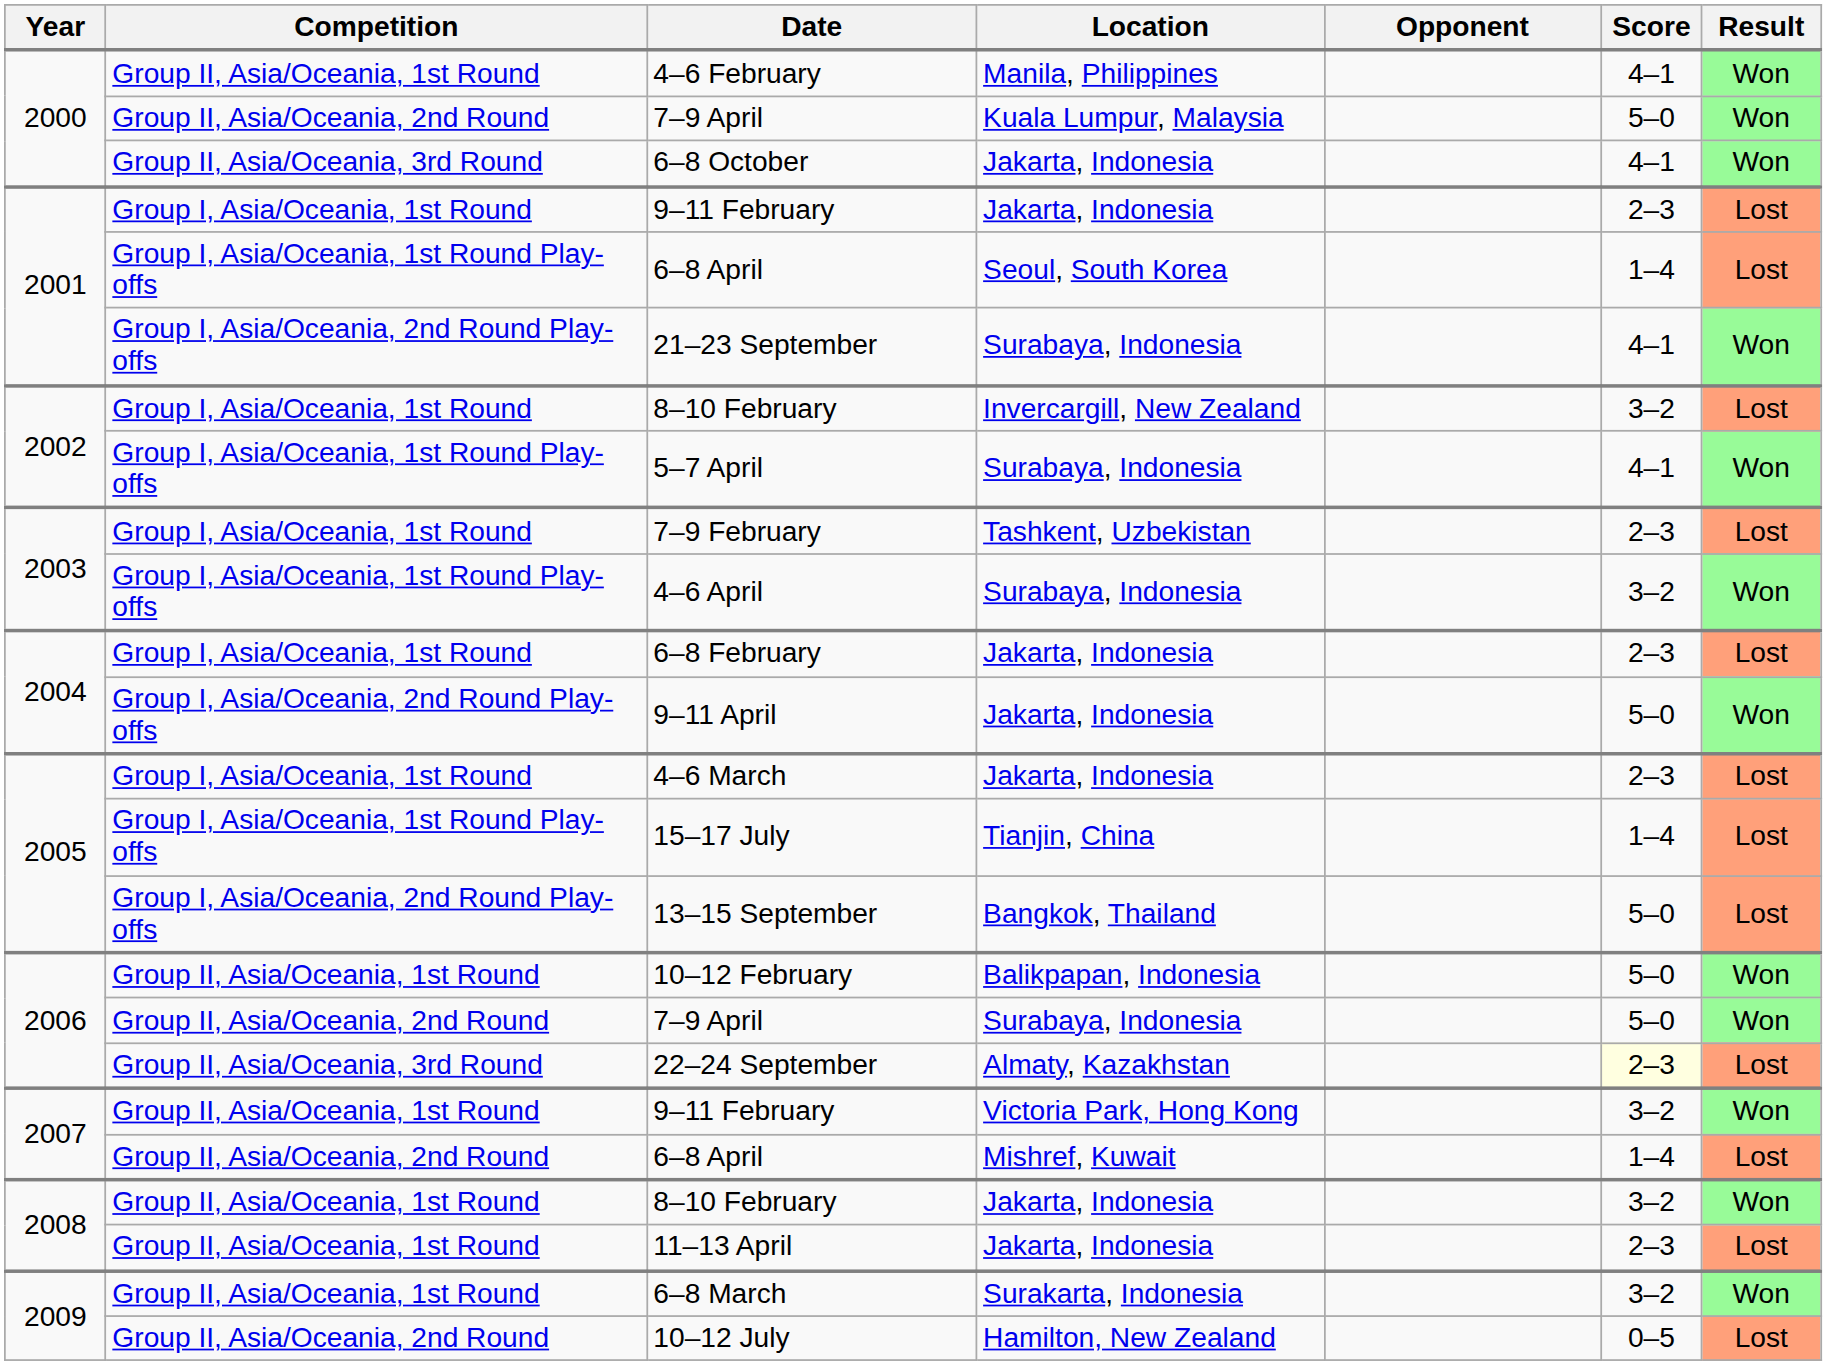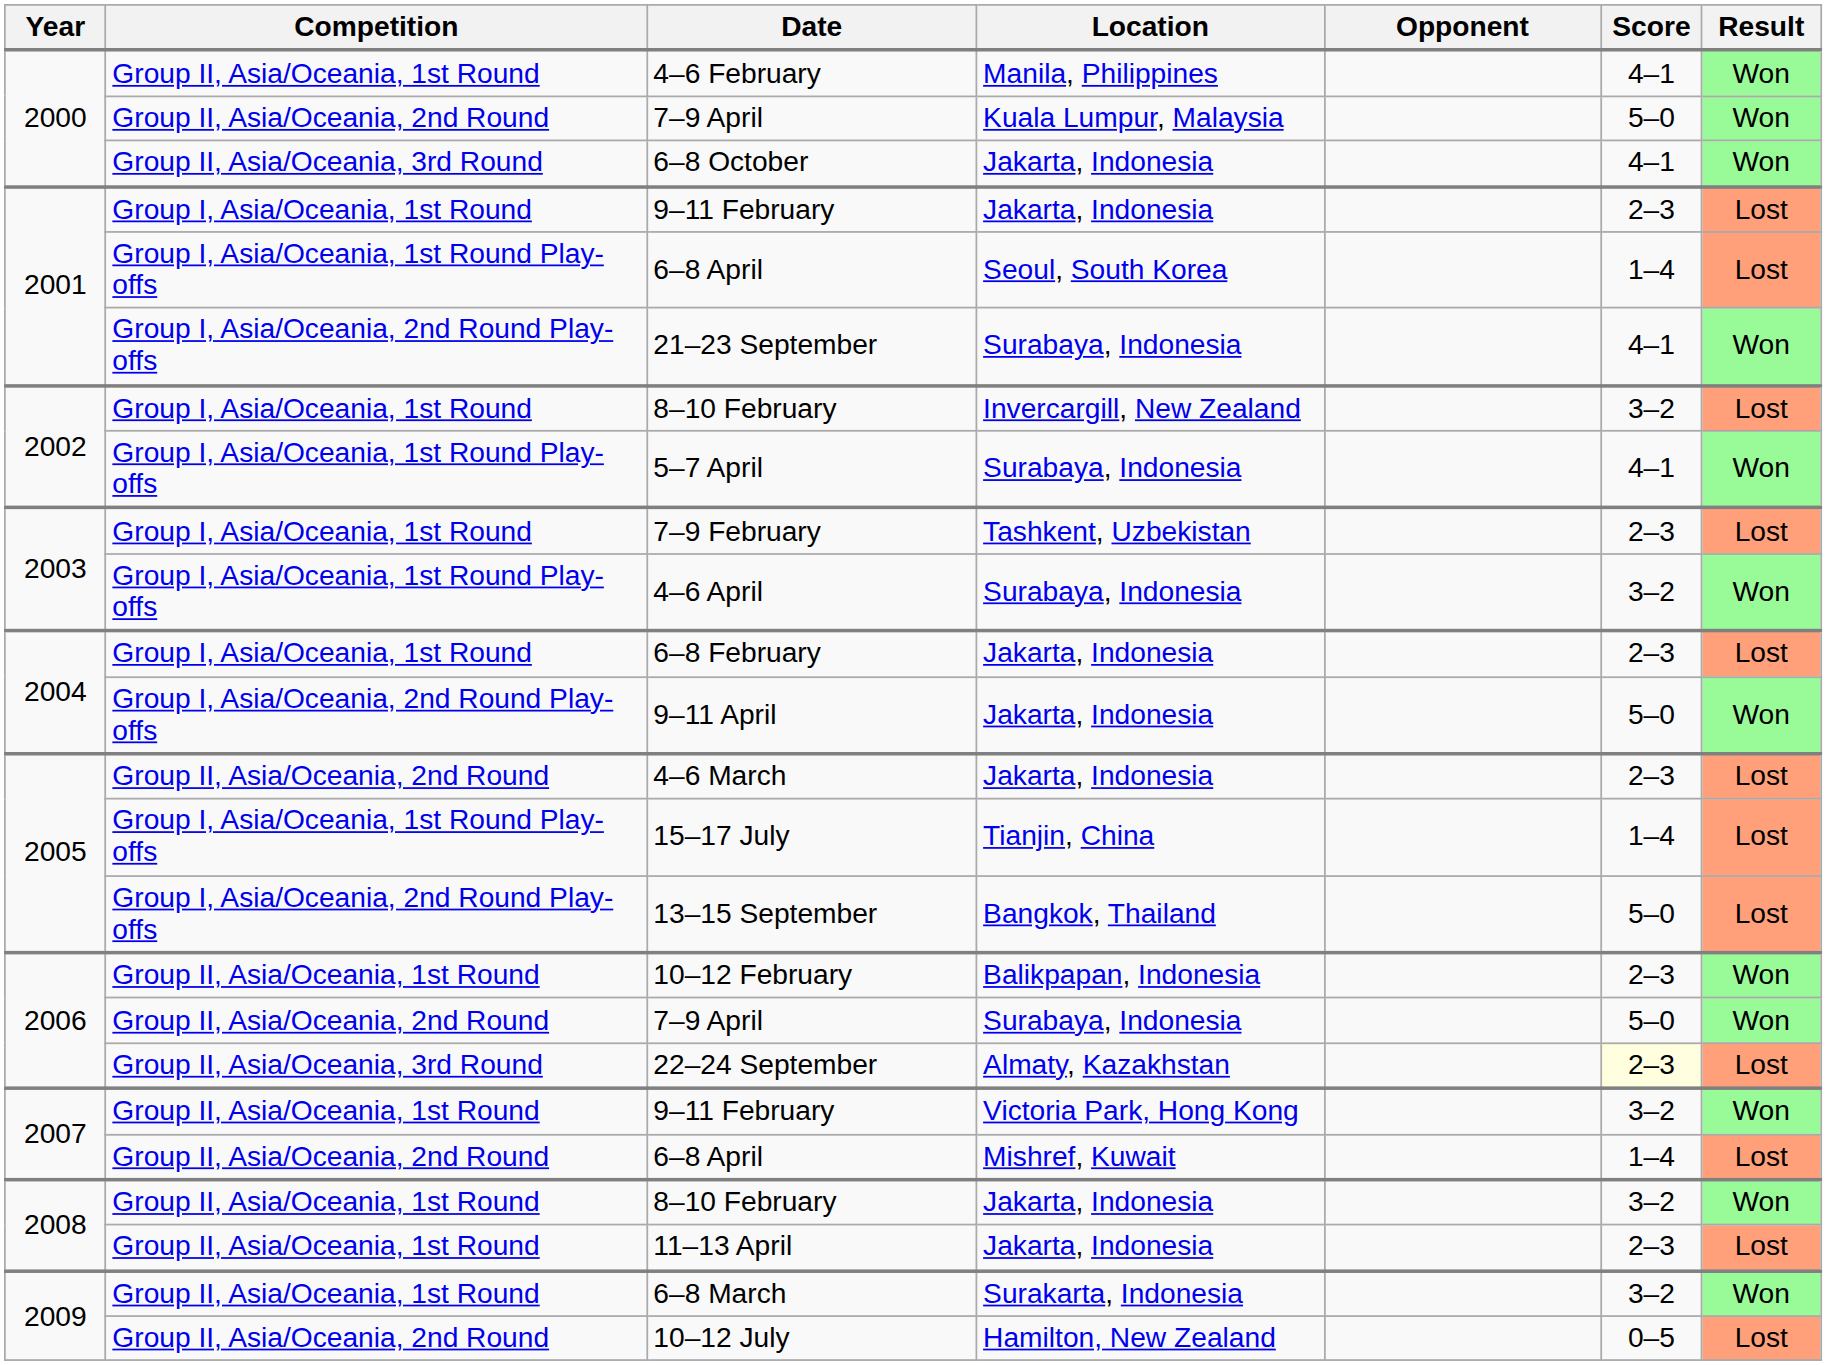(322, 776) Group I, Asia/Oceania, 1st Round -> (331, 776) Group II, Asia/Oceania, 2nd Round
(1651, 975) 5–0 -> (1651, 975) 2–3
